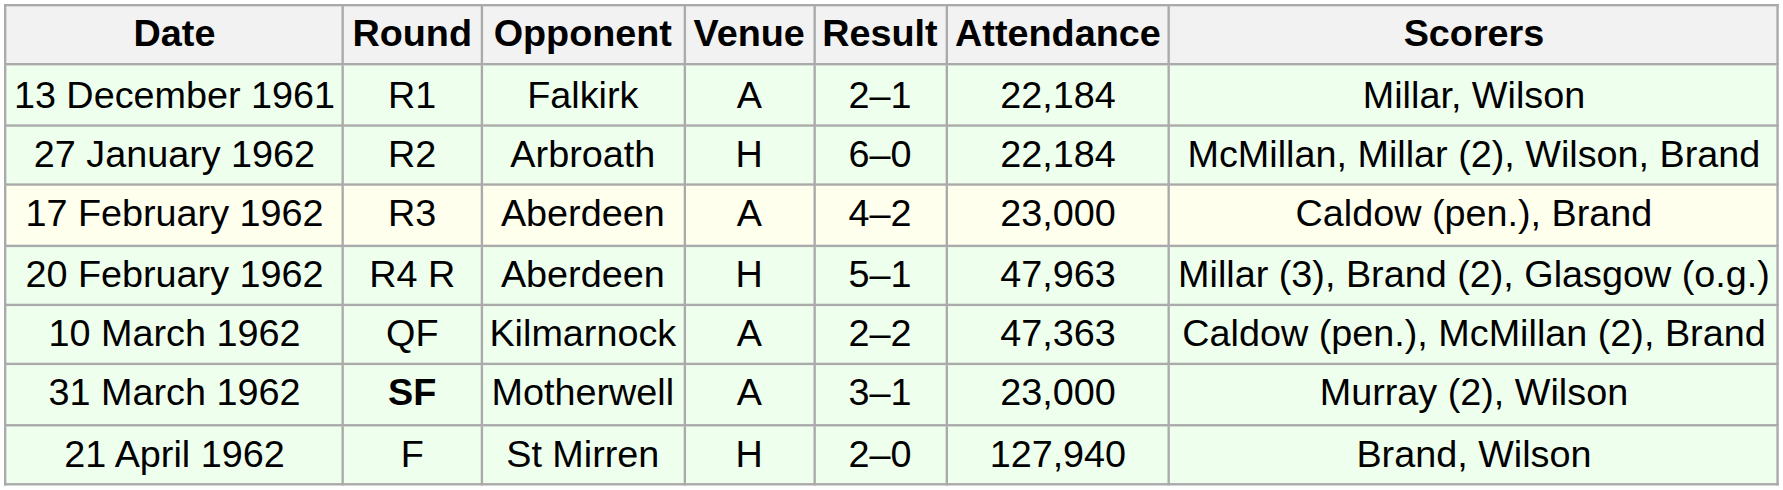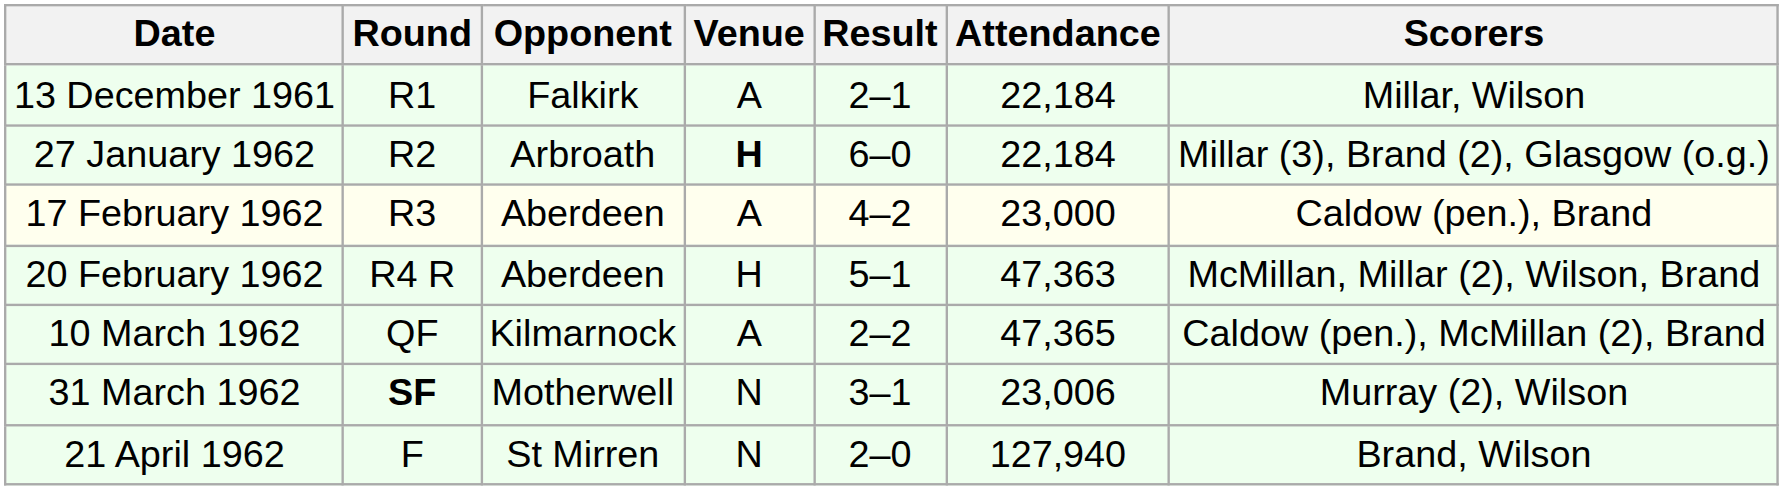(749, 154) normal -> (749, 154) bold
(1474, 154) McMillan, Millar (2), Wilson, Brand -> (1474, 154) Millar (3), Brand (2), Glasgow (o.g.)
(1058, 273) 47,963 -> (1058, 273) 47,363
(1474, 273) Millar (3), Brand (2), Glasgow (o.g.) -> (1474, 273) McMillan, Millar (2), Wilson, Brand
(1058, 333) 47,363 -> (1058, 333) 47,365
(749, 393) A -> (749, 393) N
(1058, 393) 23,000 -> (1058, 393) 23,006
(749, 453) H -> (749, 453) N
